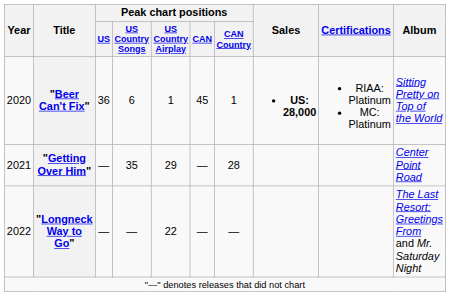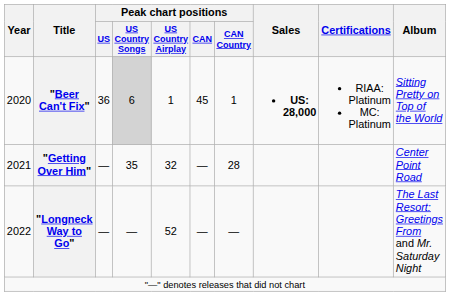(132, 100) no background -> (132, 100) lightgrey background
(171, 165) 29 -> (171, 165) 32
(171, 231) 22 -> (171, 231) 52
